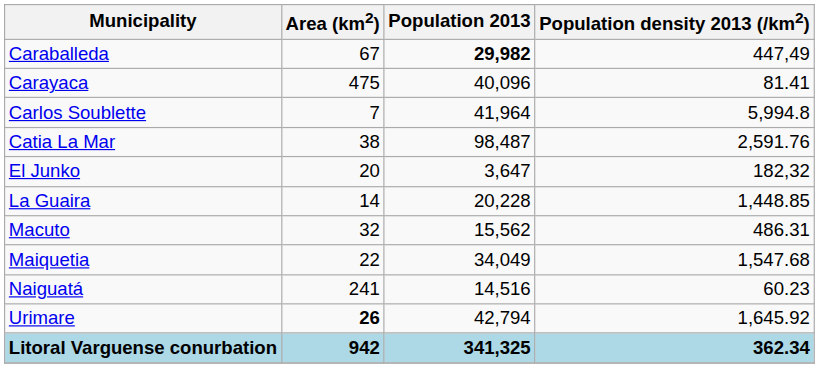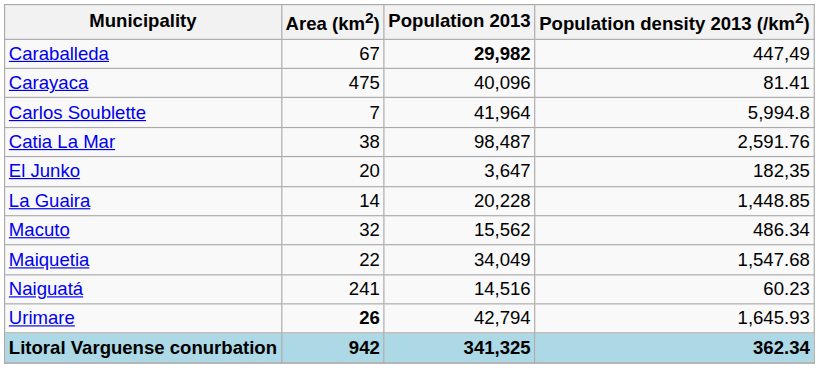(781, 171) 182,32 -> (781, 171) 182,35
(781, 230) 486.31 -> (781, 230) 486.34
(774, 318) 1,645.92 -> (774, 318) 1,645.93
